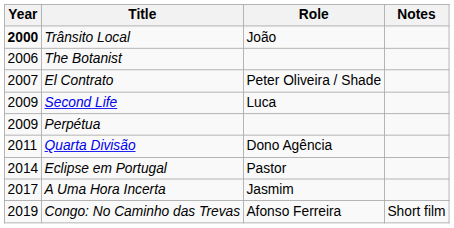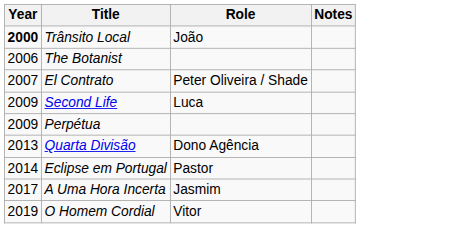(22, 146) 2011 -> (23, 146) 2013
+ row: (100, 211)
- row: (142, 211)
